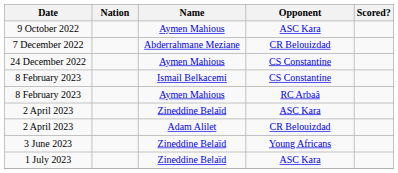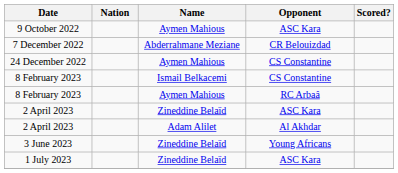(300, 127) CR Belouizdad -> (300, 127) Al Akhdar
